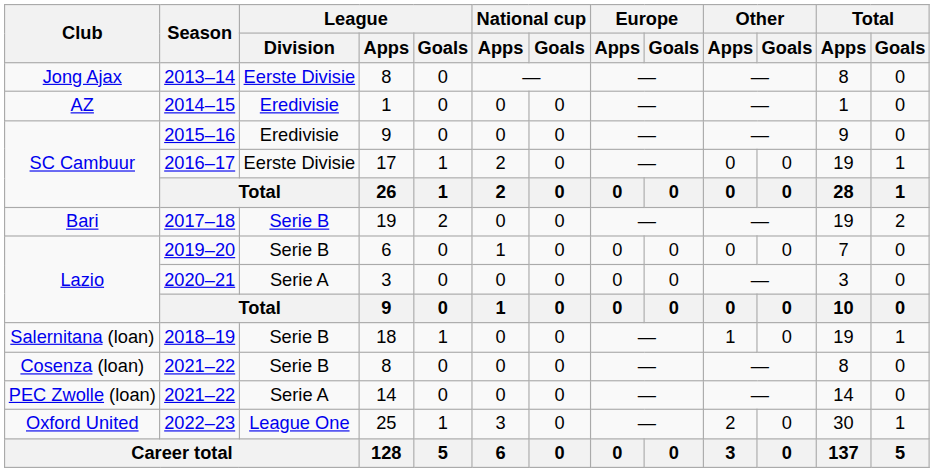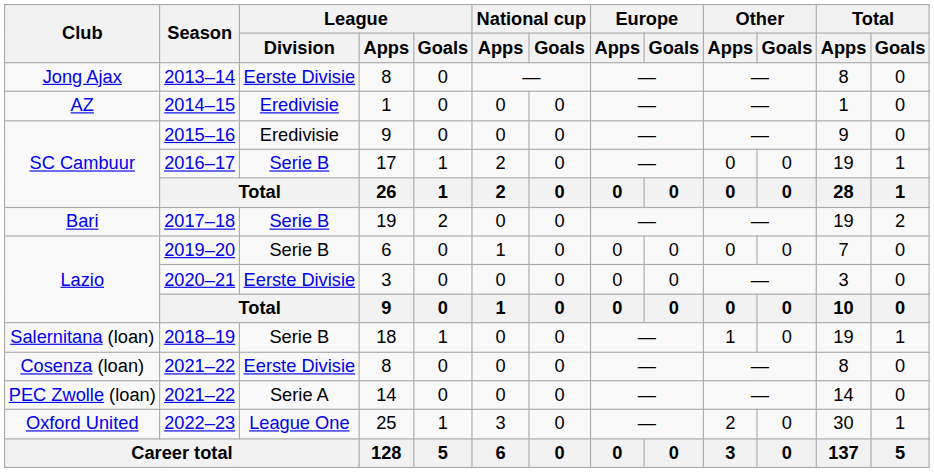(299, 163) Eerste Divisie -> (299, 163) Serie B
(299, 279) Serie A -> (299, 279) Eerste Divisie
(299, 366) Serie B -> (299, 366) Eerste Divisie
